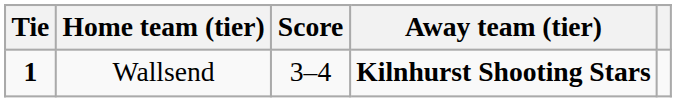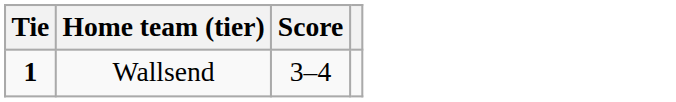- column: (503, 26)
